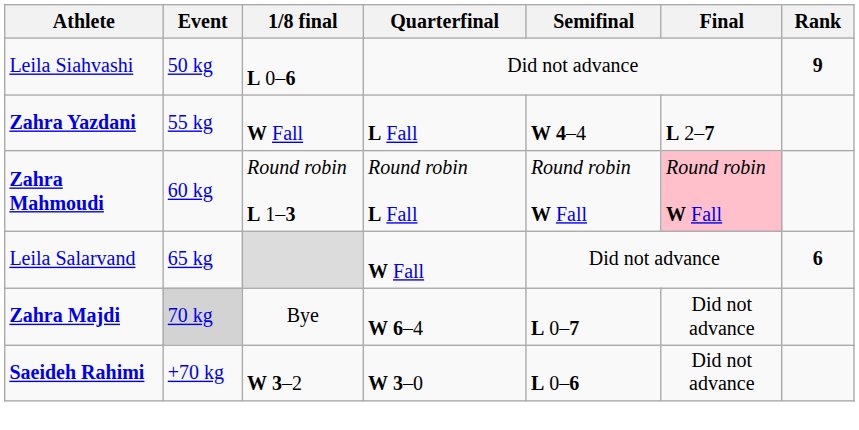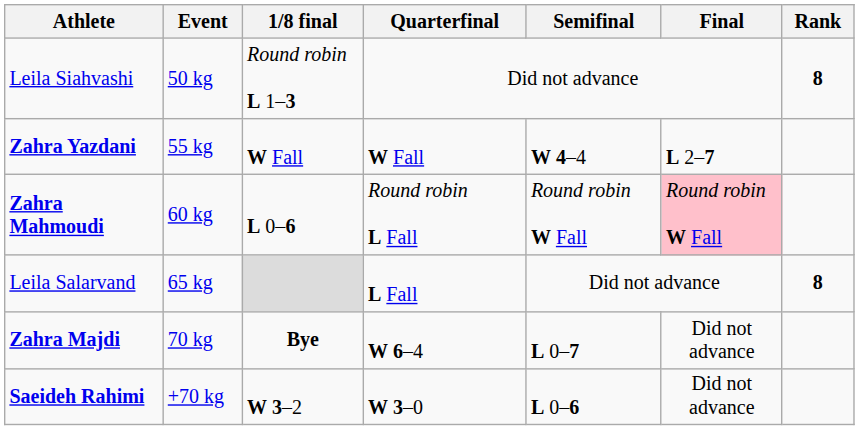(271, 78) L 0–6 -> (297, 78) Round robin L 1–3
(818, 66) 9 -> (818, 78) 8
(393, 134) L Fall -> (396, 158) W Fall
(297, 191) Round robin L 1–3 -> (271, 226) L 0–6
(396, 271) W Fall -> (393, 295) L Fall
(818, 259) 6 -> (818, 283) 8
(190, 316) lightgrey background -> (190, 340) no background
(303, 316) normal -> (303, 340) bold
